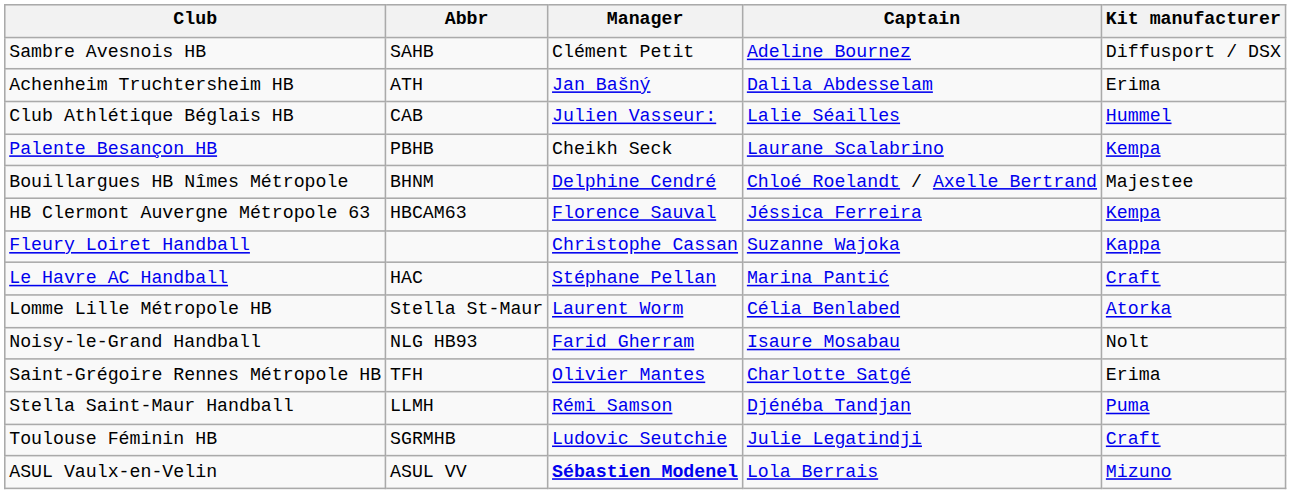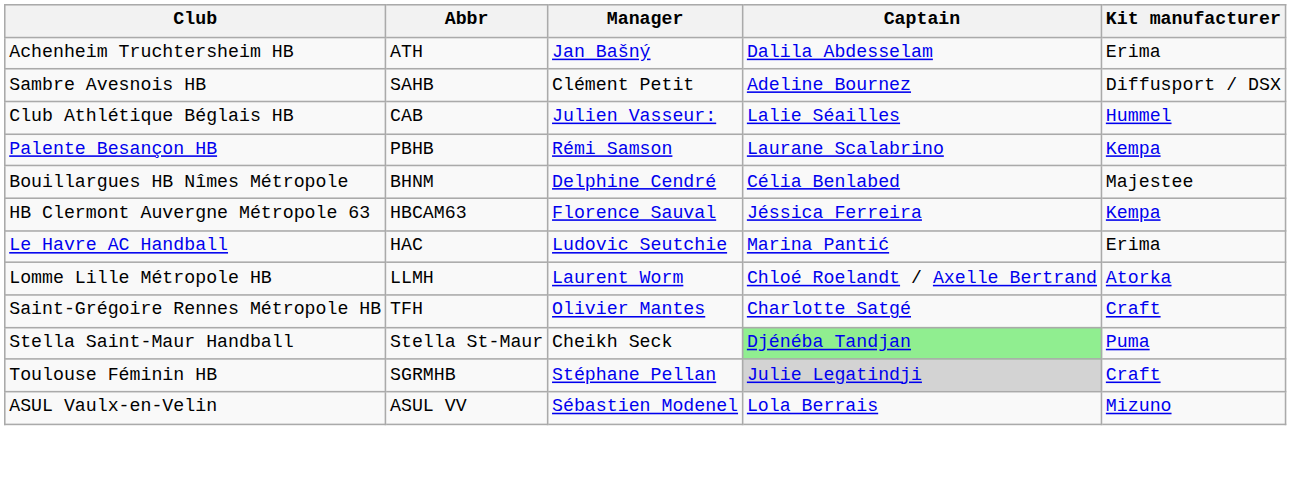rows swapped: (151, 84) <-> (108, 52)
(612, 149) Cheikh Seck -> (612, 149) Rémi Samson
(922, 181) Chloé Roelandt / Axelle Bertrand -> (823, 181) Célia Benlabed
- row: (130, 245)
(634, 278) Stéphane Pellan -> (640, 245) Ludovic Seutchie
(1133, 278) Craft -> (1133, 245) Erima
(467, 310) Stella St-Maur -> (412, 278) LLMH
(823, 310) Célia Benlabed -> (922, 278) Chloé Roelandt / Axelle Bertrand
- row: (135, 342)
(1133, 374) Erima -> (1133, 310) Craft
(412, 406) LLMH -> (467, 342) Stella St-Maur
(612, 406) Rémi Samson -> (612, 342) Cheikh Seck
(829, 406) no background -> (829, 342) lightgreen background
(640, 439) Ludovic Seutchie -> (634, 374) Stéphane Pellan
(834, 439) no background -> (834, 374) lightgrey background
(645, 471) bold -> (645, 406) normal
